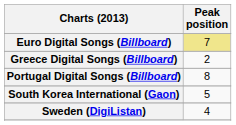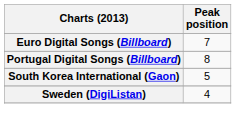(207, 42) khaki background -> (207, 42) no background
- row: (94, 59)
